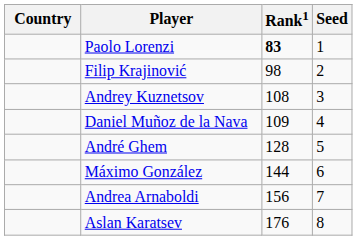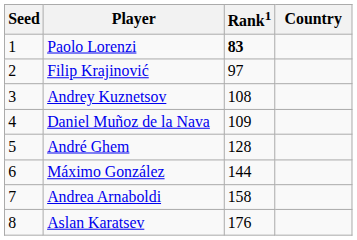columns swapped: (43, 19) <-> (332, 19)
(273, 71) 98 -> (236, 71) 97
(277, 197) 156 -> (240, 197) 158
